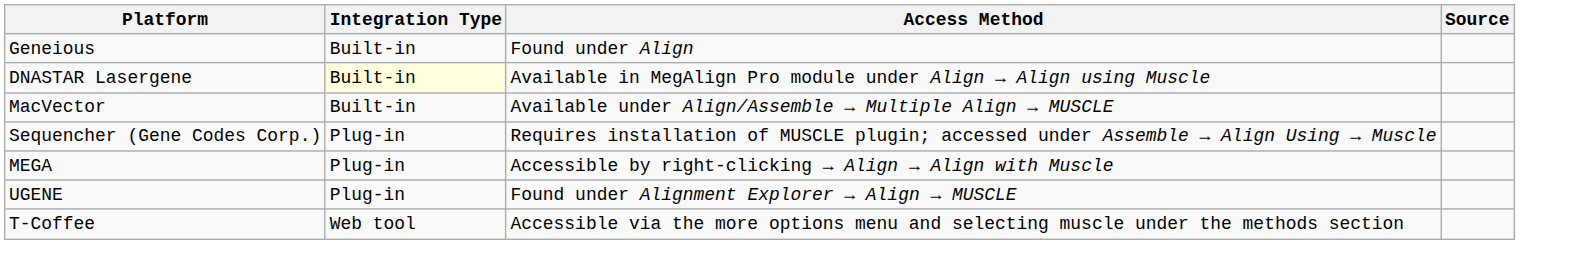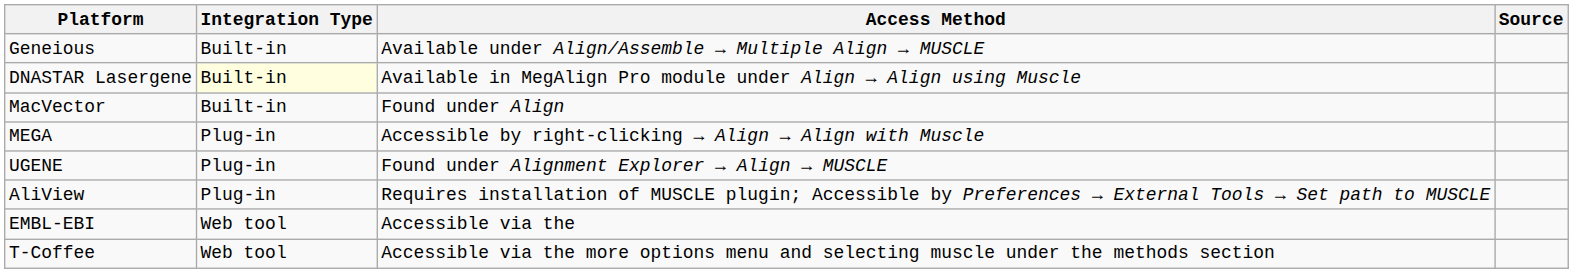(602, 49) Found under Align -> (683, 49) Available under Align/Assemble → Multiple Align → MUSCLE
(812, 107) Available under Align/Assemble → Multiple Align → MUSCLE -> (473, 107) Found under Align
- row: (165, 136)
+ row: (47, 195)
+ row: (52, 224)
